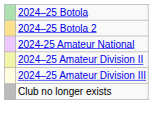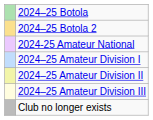+ row: (79, 60)
